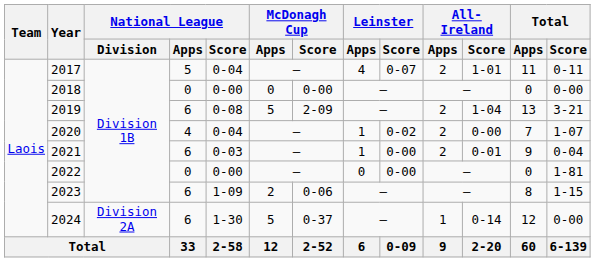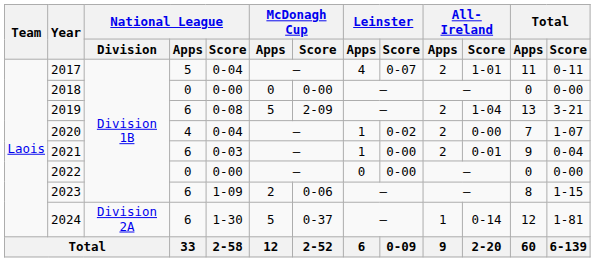(568, 171) 1-81 -> (568, 171) 0-00
(568, 219) 0-00 -> (568, 219) 1-81
